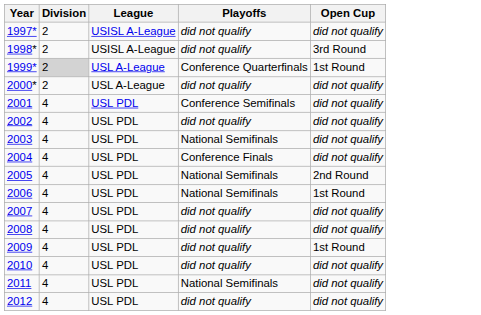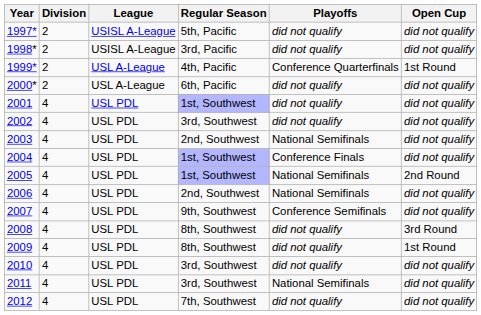+ column: (224, 13)
(339, 49) 3rd Round -> (439, 49) did not qualify
(45, 67) lightgrey background -> (45, 67) no background
(238, 103) Conference Semifinals -> (307, 103) did not qualify
(339, 193) 1st Round -> (439, 193) did not qualify
(216, 211) did not qualify -> (329, 211) Conference Semifinals
(348, 229) did not qualify -> (431, 229) 3rd Round
